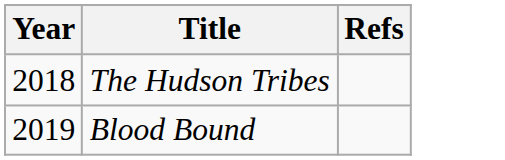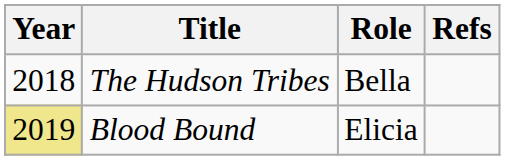+ column: (381, 29)
(44, 129) no background -> (44, 129) khaki background
